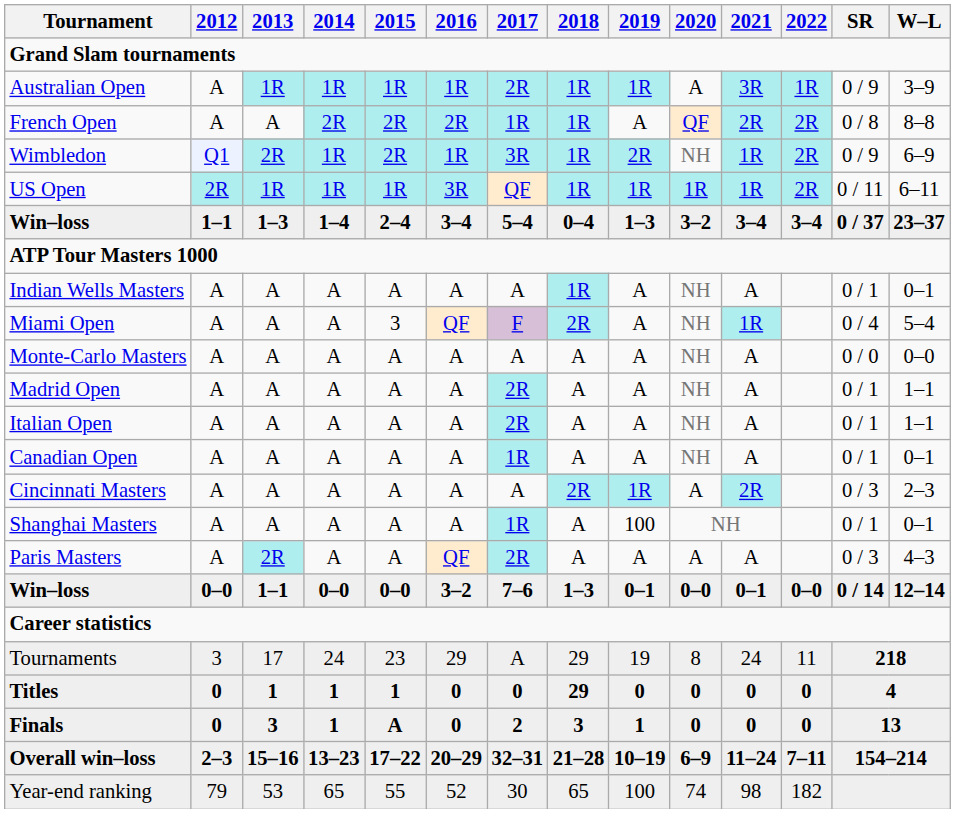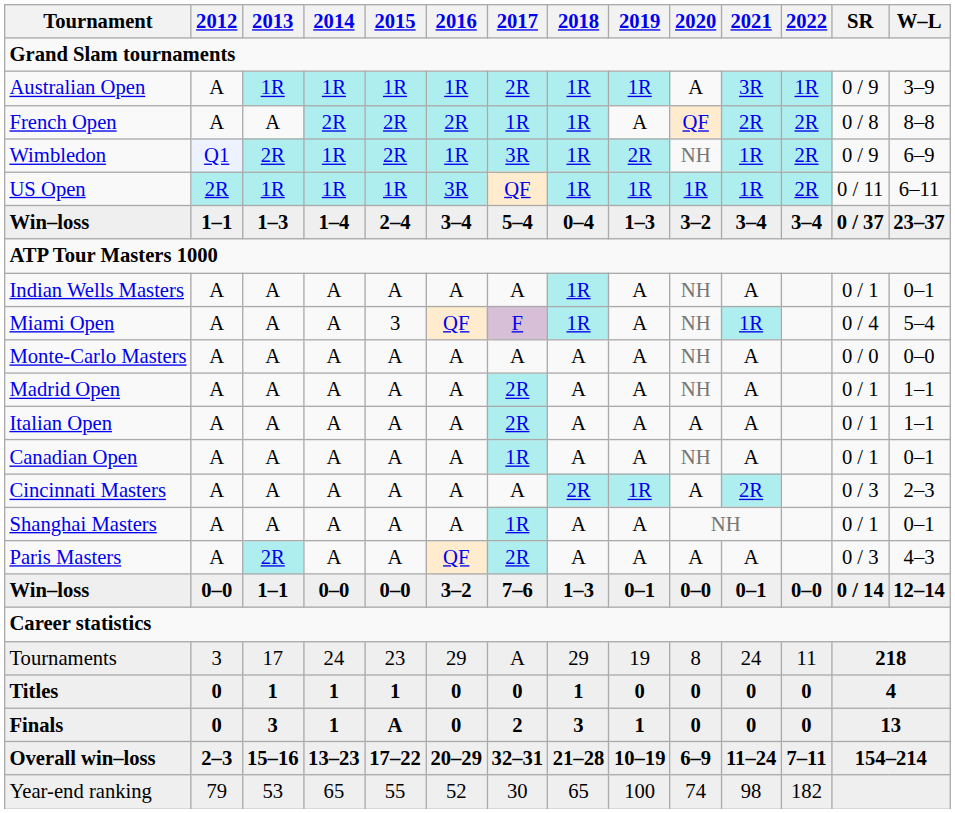(579, 322) 2R -> (579, 322) 1R
(696, 422) NH -> (696, 422) A
(640, 523) 100 -> (640, 523) A
(579, 690) 29 -> (579, 690) 1
